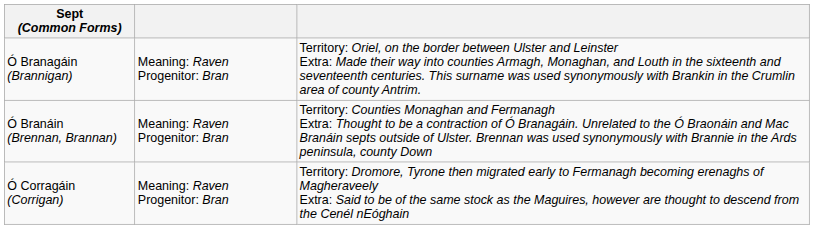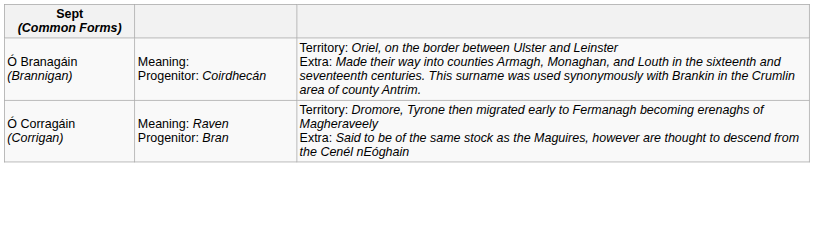(183, 69) Meaning: Raven Progenitor: Bran -> (202, 69) Meaning: Progenitor: Coirdhecán
- row: (62, 131)
